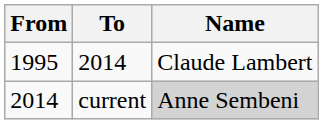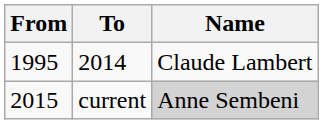(34, 99) 2014 -> (34, 99) 2015
